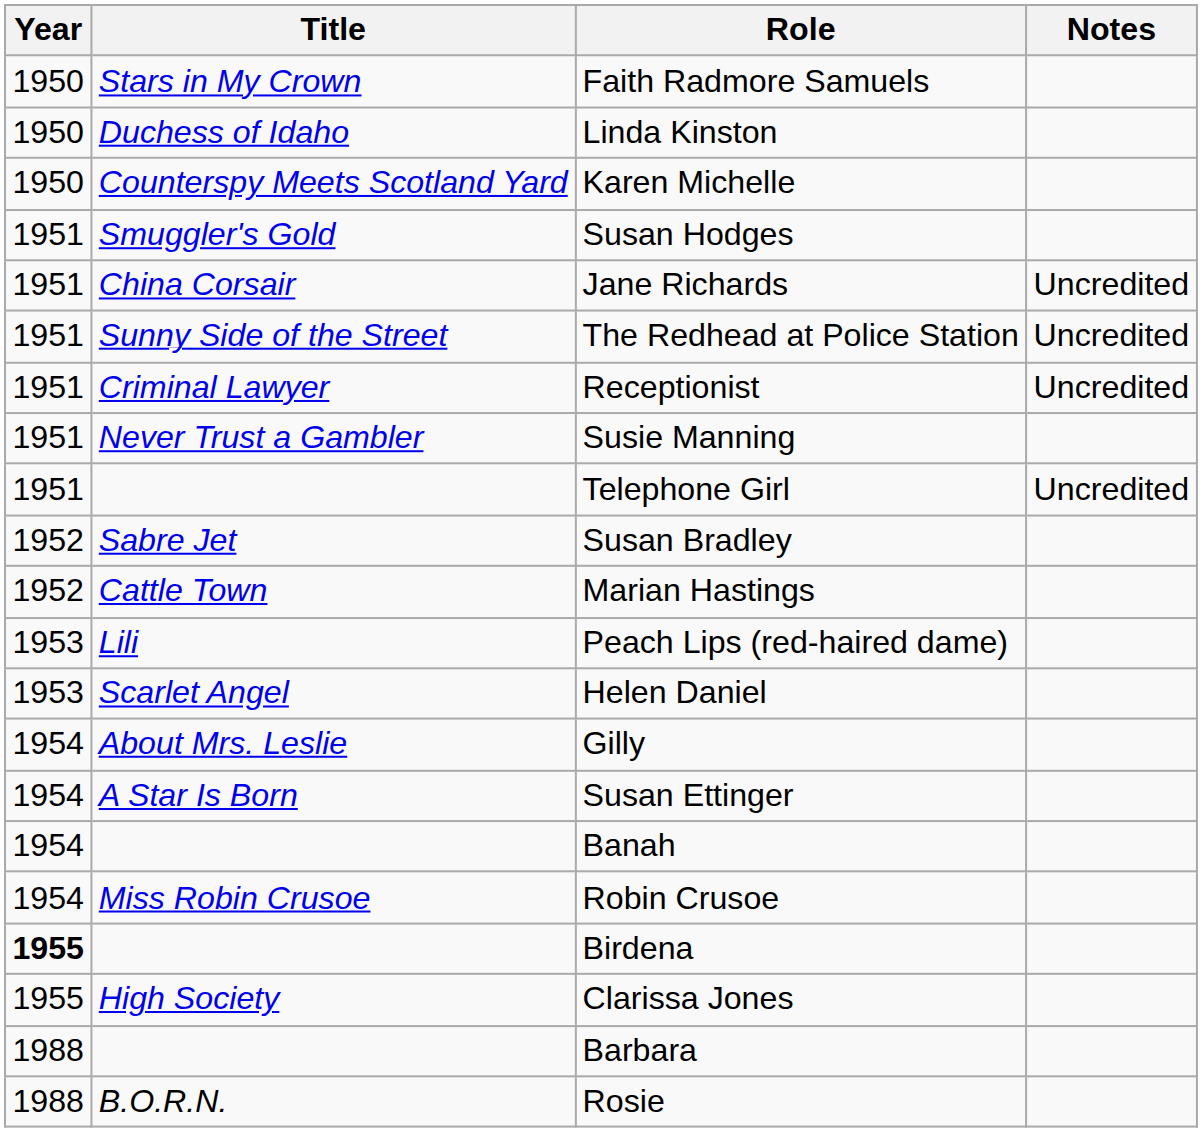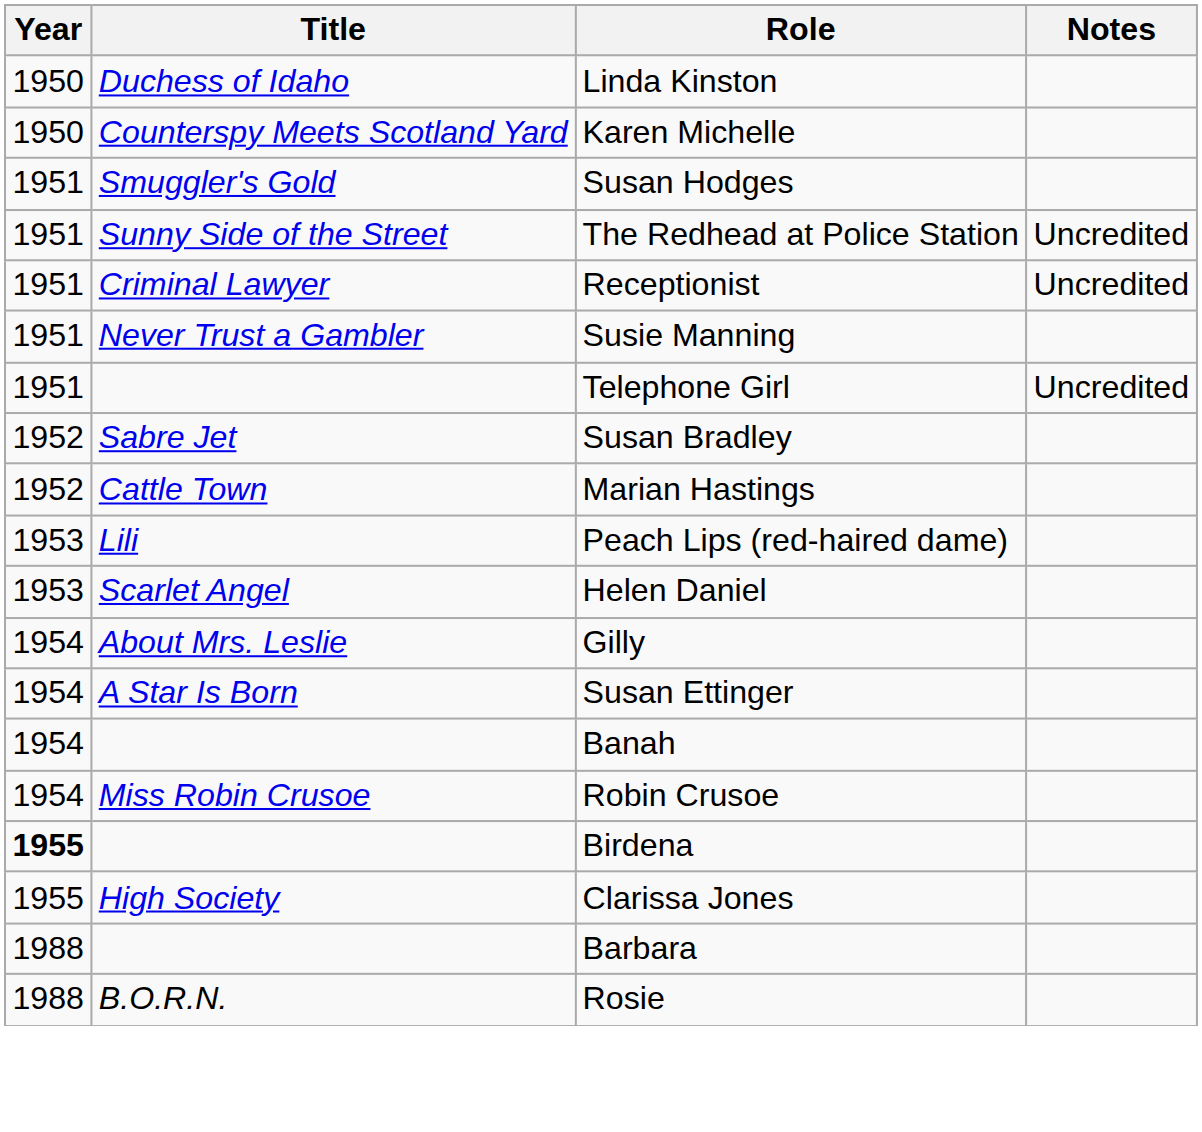- row: (756, 81)
- row: (685, 285)
